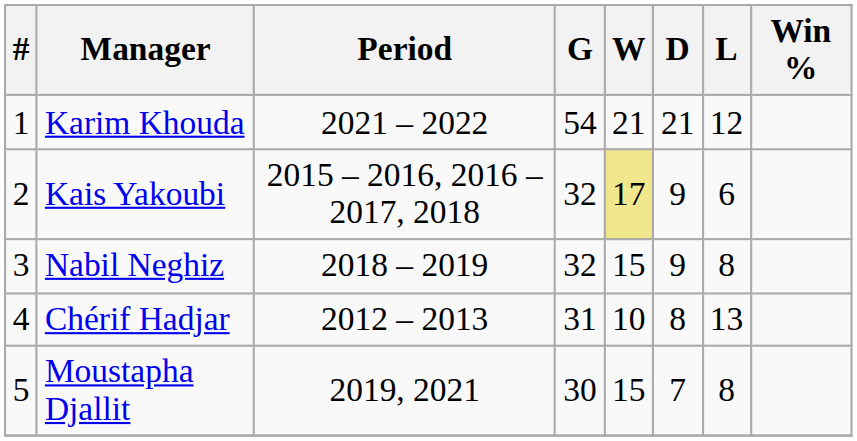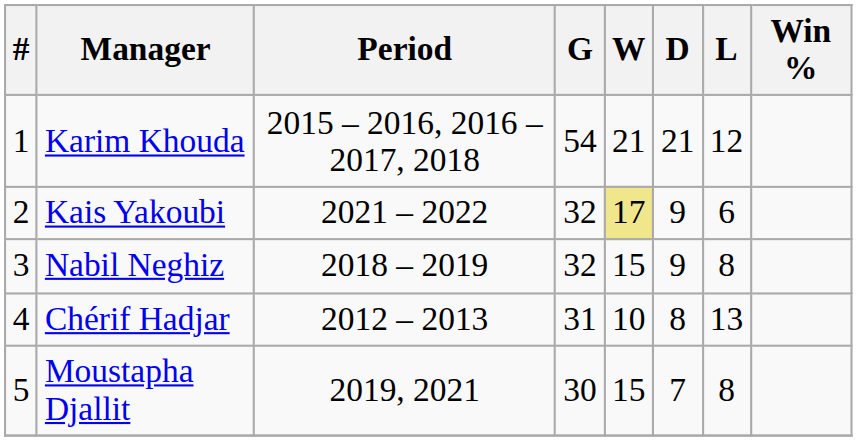(405, 121) 2021 – 2022 -> (405, 140) 2015 – 2016, 2016 – 2017, 2018
(405, 193) 2015 – 2016, 2016 – 2017, 2018 -> (405, 212) 2021 – 2022
